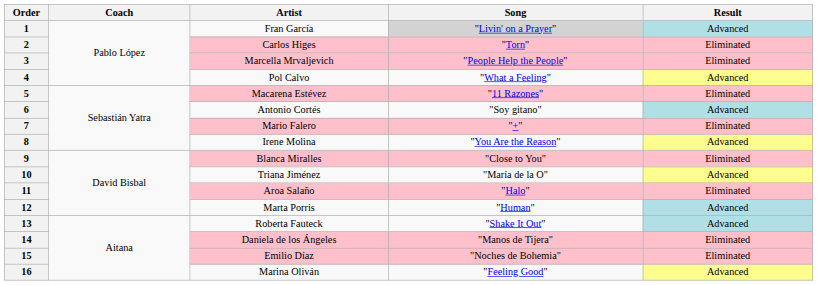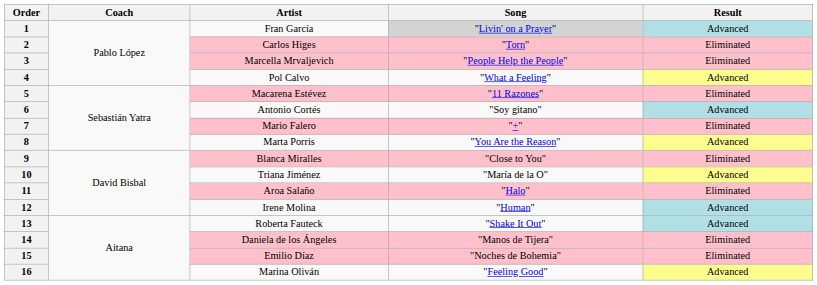(289, 142) Irene Molina -> (289, 142) Marta Porris
(289, 207) Marta Porris -> (289, 207) Irene Molina
